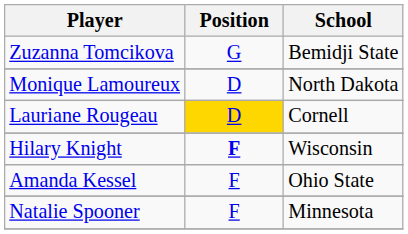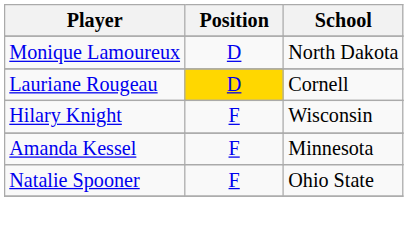- row: (92, 52)
(234, 148) bold -> (234, 116) normal
(331, 180) Ohio State -> (331, 148) Minnesota
(331, 212) Minnesota -> (331, 180) Ohio State
